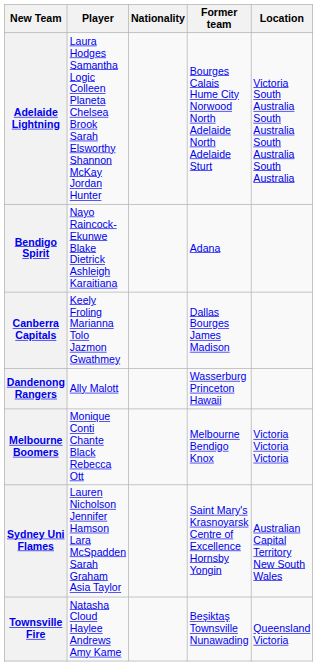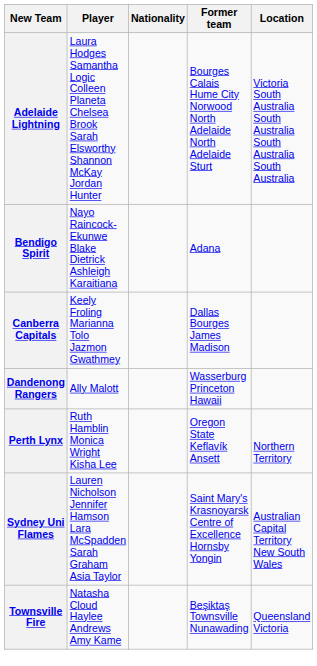- row: (36, 447)
+ row: (36, 441)
